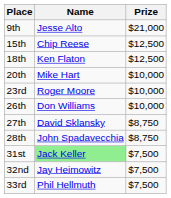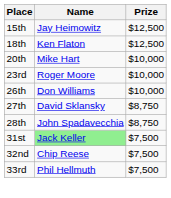- row: (13, 28)
(63, 43) Chip Reese -> (69, 28) Jay Heimowitz
(69, 169) Jay Heimowitz -> (63, 153) Chip Reese
